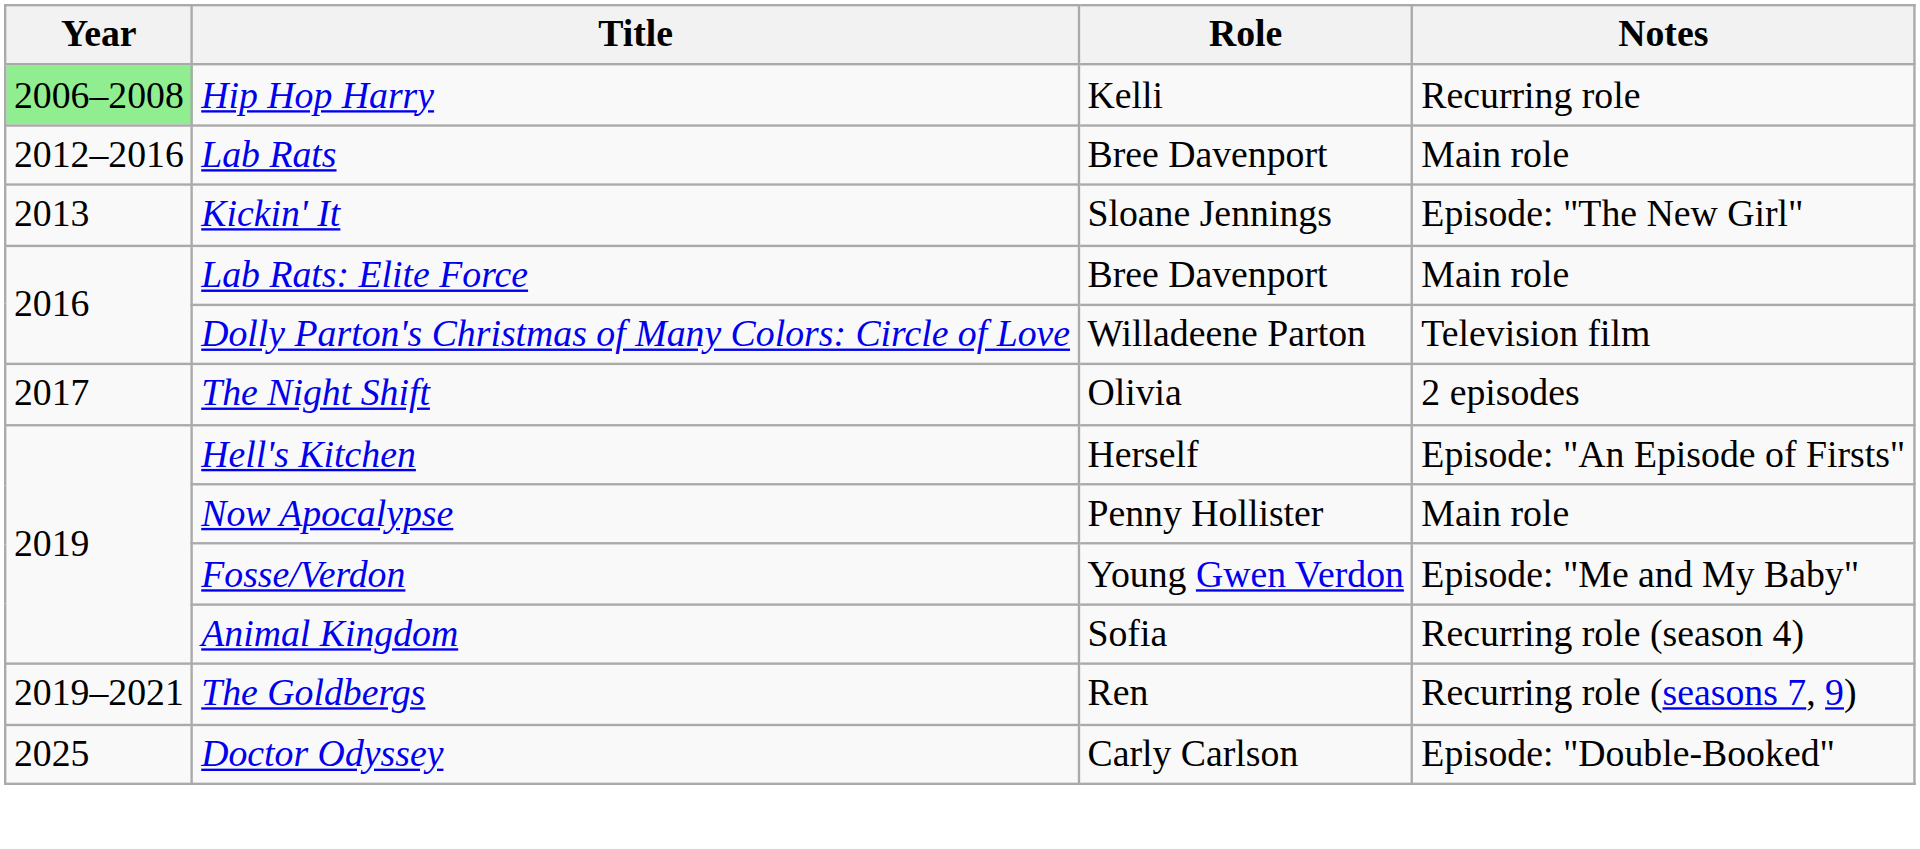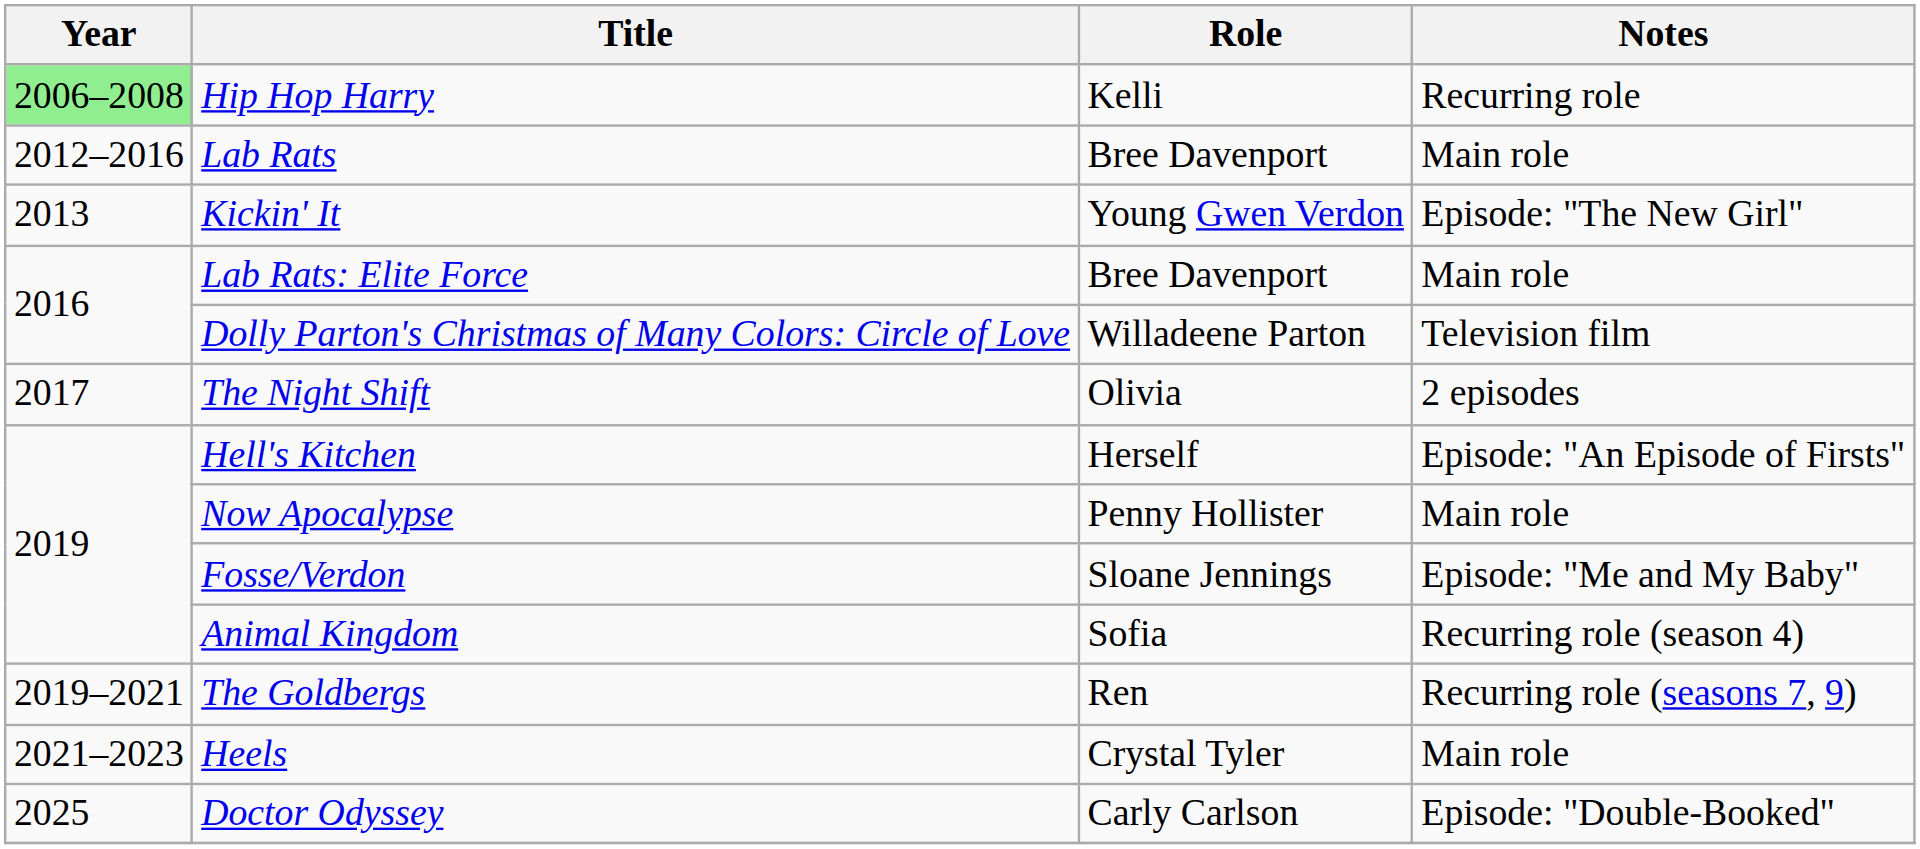(1210, 214) Sloane Jennings -> (1246, 214) Young Gwen Verdon
(1246, 573) Young Gwen Verdon -> (1210, 573) Sloane Jennings
+ row: (244, 753)
